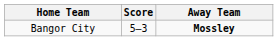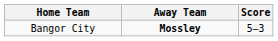columns swapped: (139, 12) <-> (214, 12)
